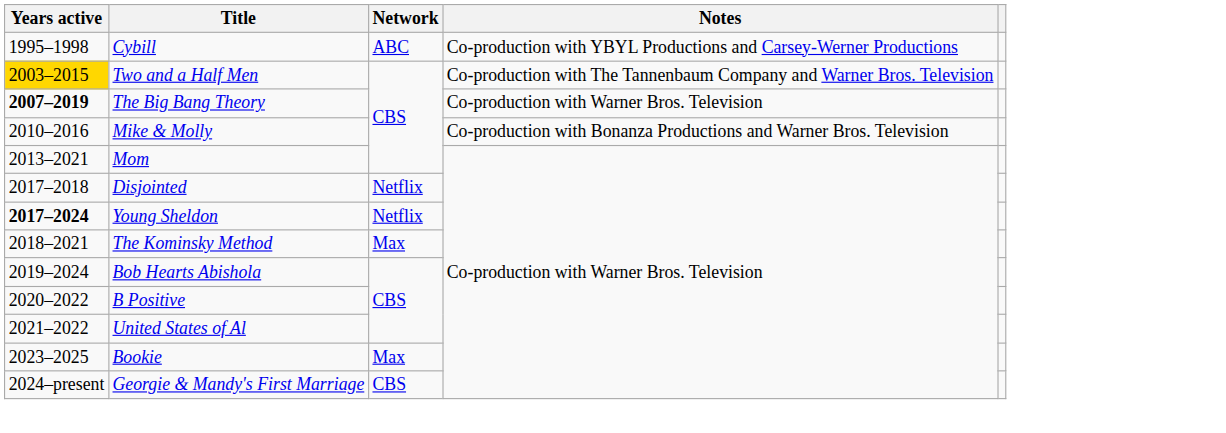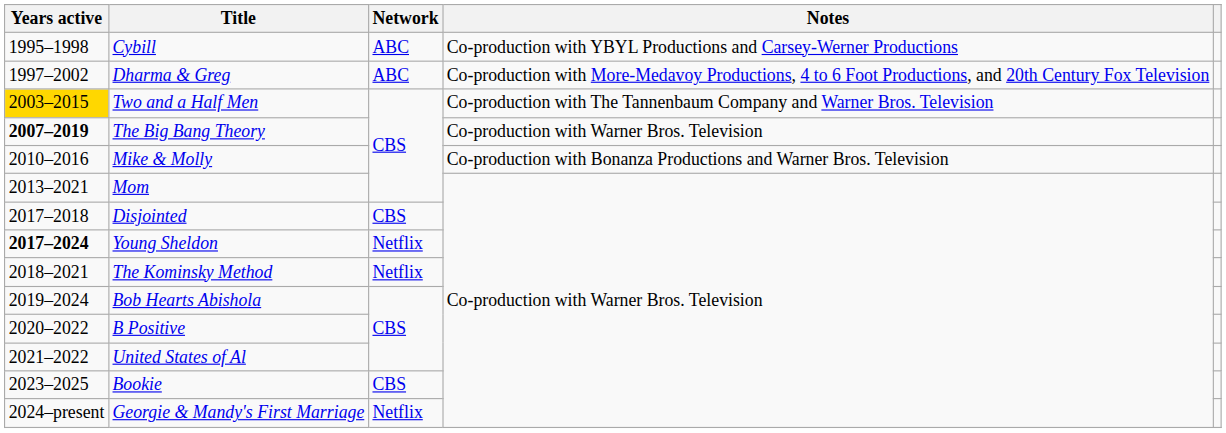+ row: (171, 74)
(398, 187) Netflix -> (389, 215) CBS
(389, 243) Max -> (398, 272) Netflix
(389, 356) Max -> (389, 384) CBS
(389, 384) CBS -> (398, 412) Netflix
